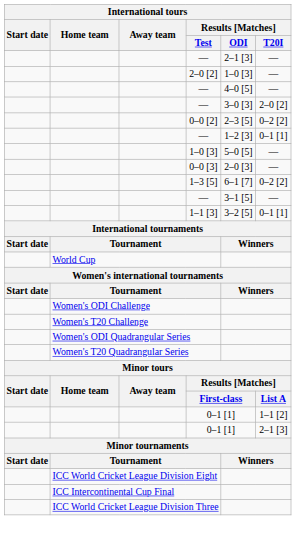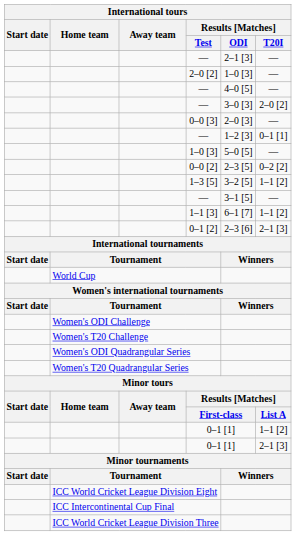rows swapped: (85, 120) <-> (85, 167)
(238, 182) 6–1 [7] -> (238, 182) 3–2 [5]
(273, 182) 0–2 [2] -> (273, 182) 1–1 [2]
(238, 213) 3–2 [5] -> (238, 213) 6–1 [7]
(273, 213) 0–1 [1] -> (273, 213) 1–1 [2]
+ row: (85, 229)
